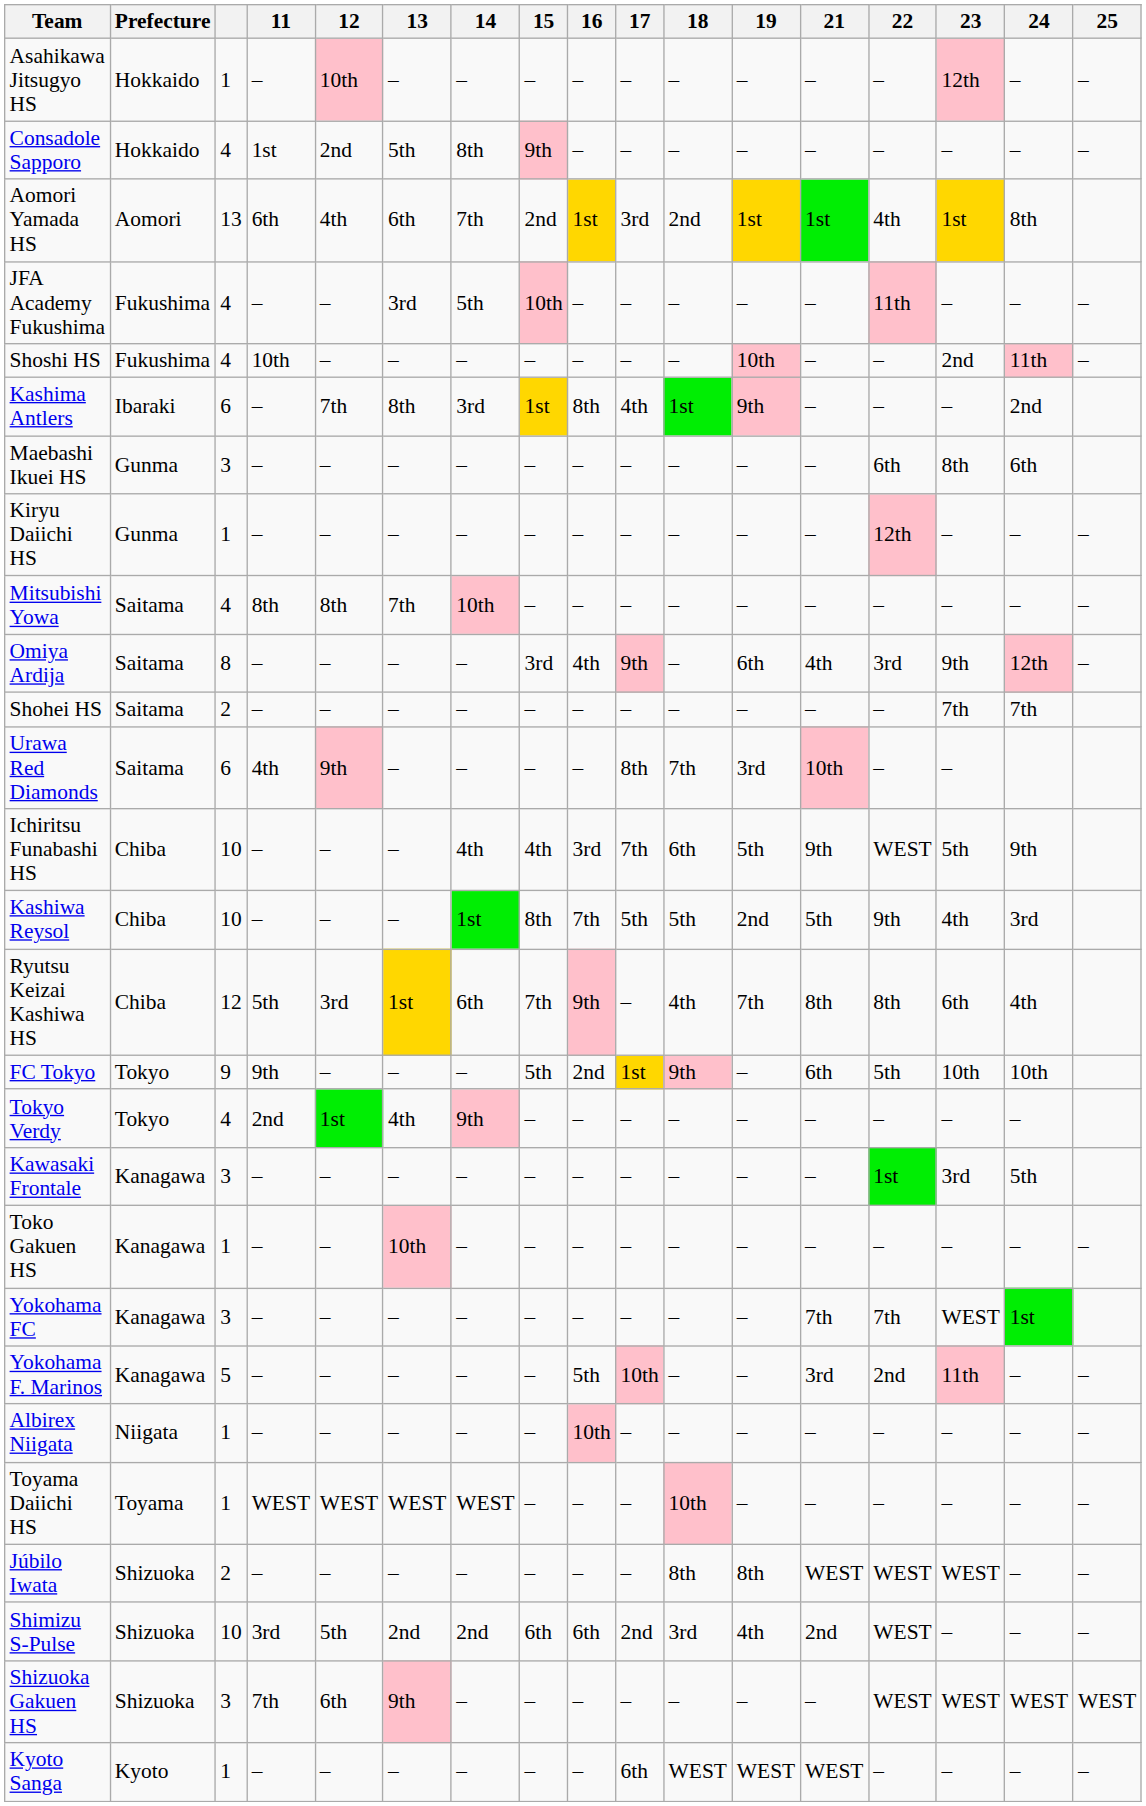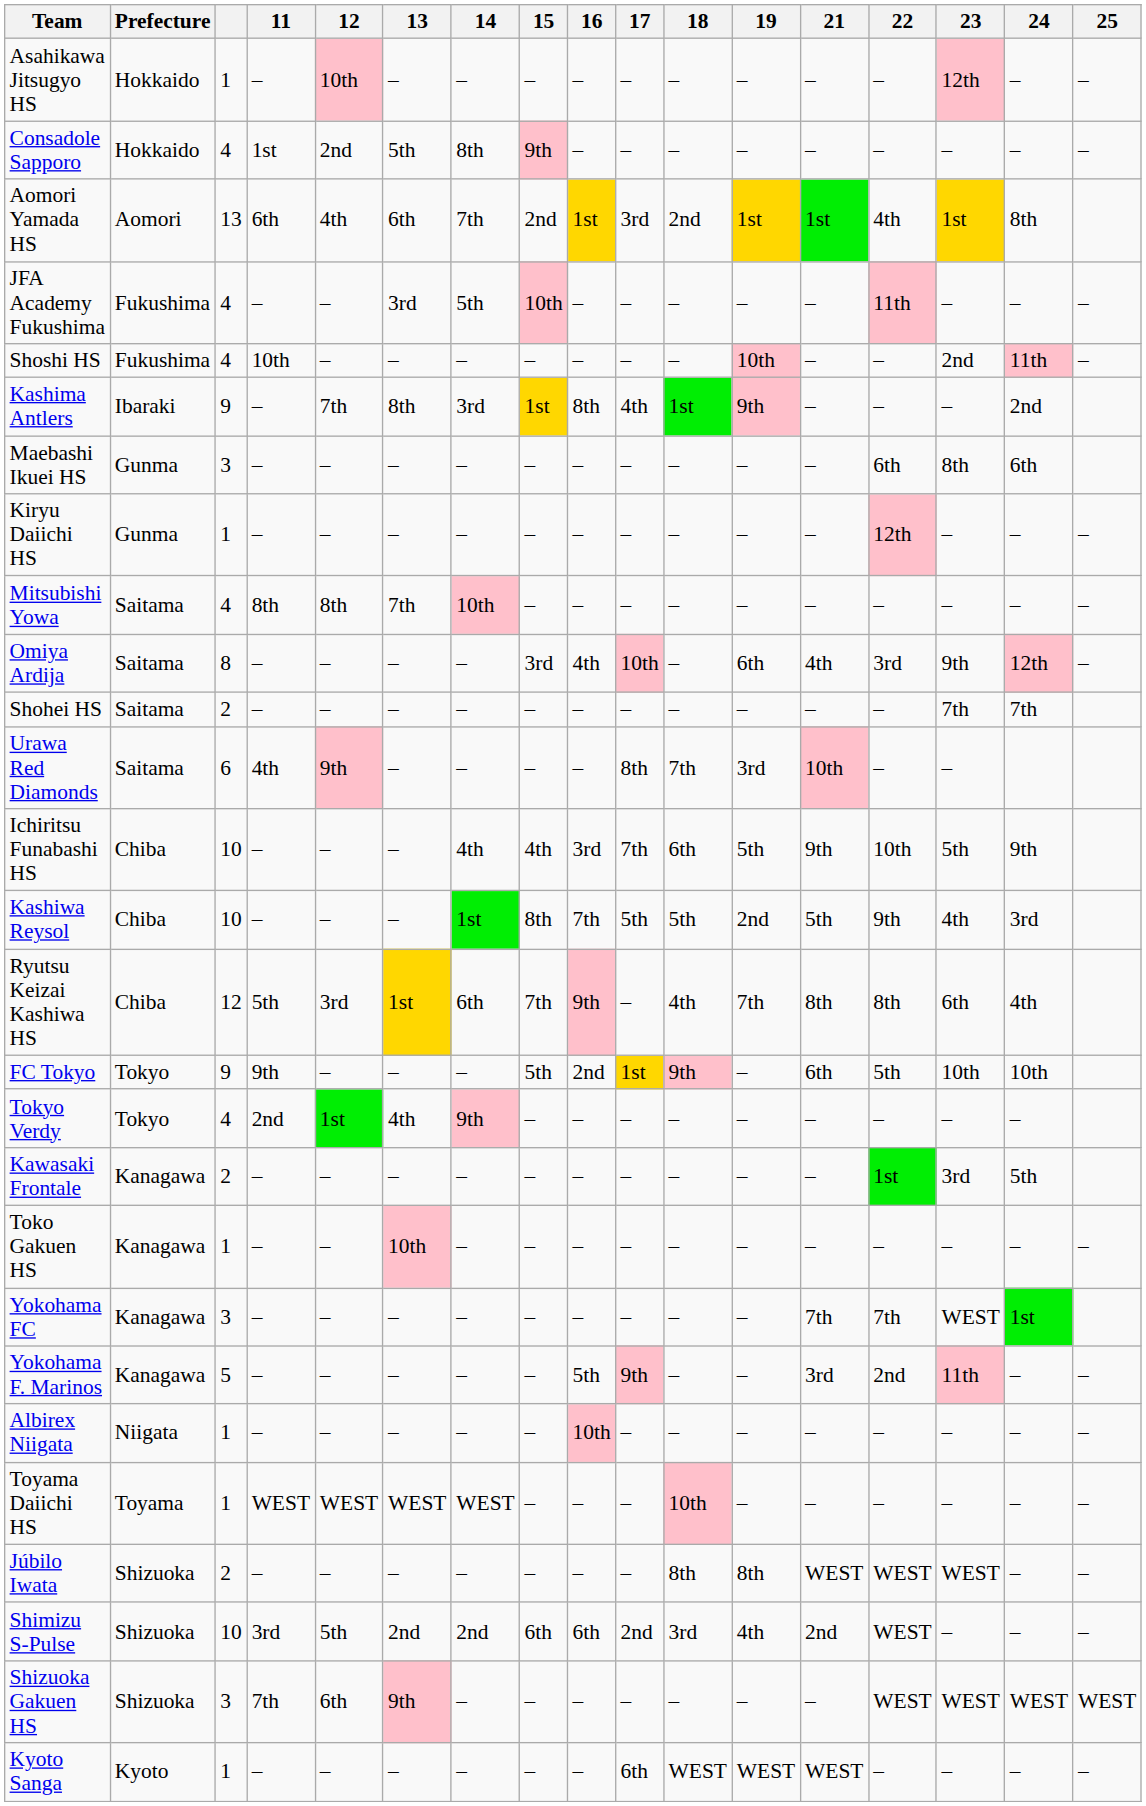(226, 406) 6 -> (226, 406) 9
(634, 663) 9th -> (640, 663) 10th
(902, 849) WEST -> (892, 849) 10th
(226, 1176) 3 -> (226, 1176) 2
(640, 1374) 10th -> (634, 1374) 9th
